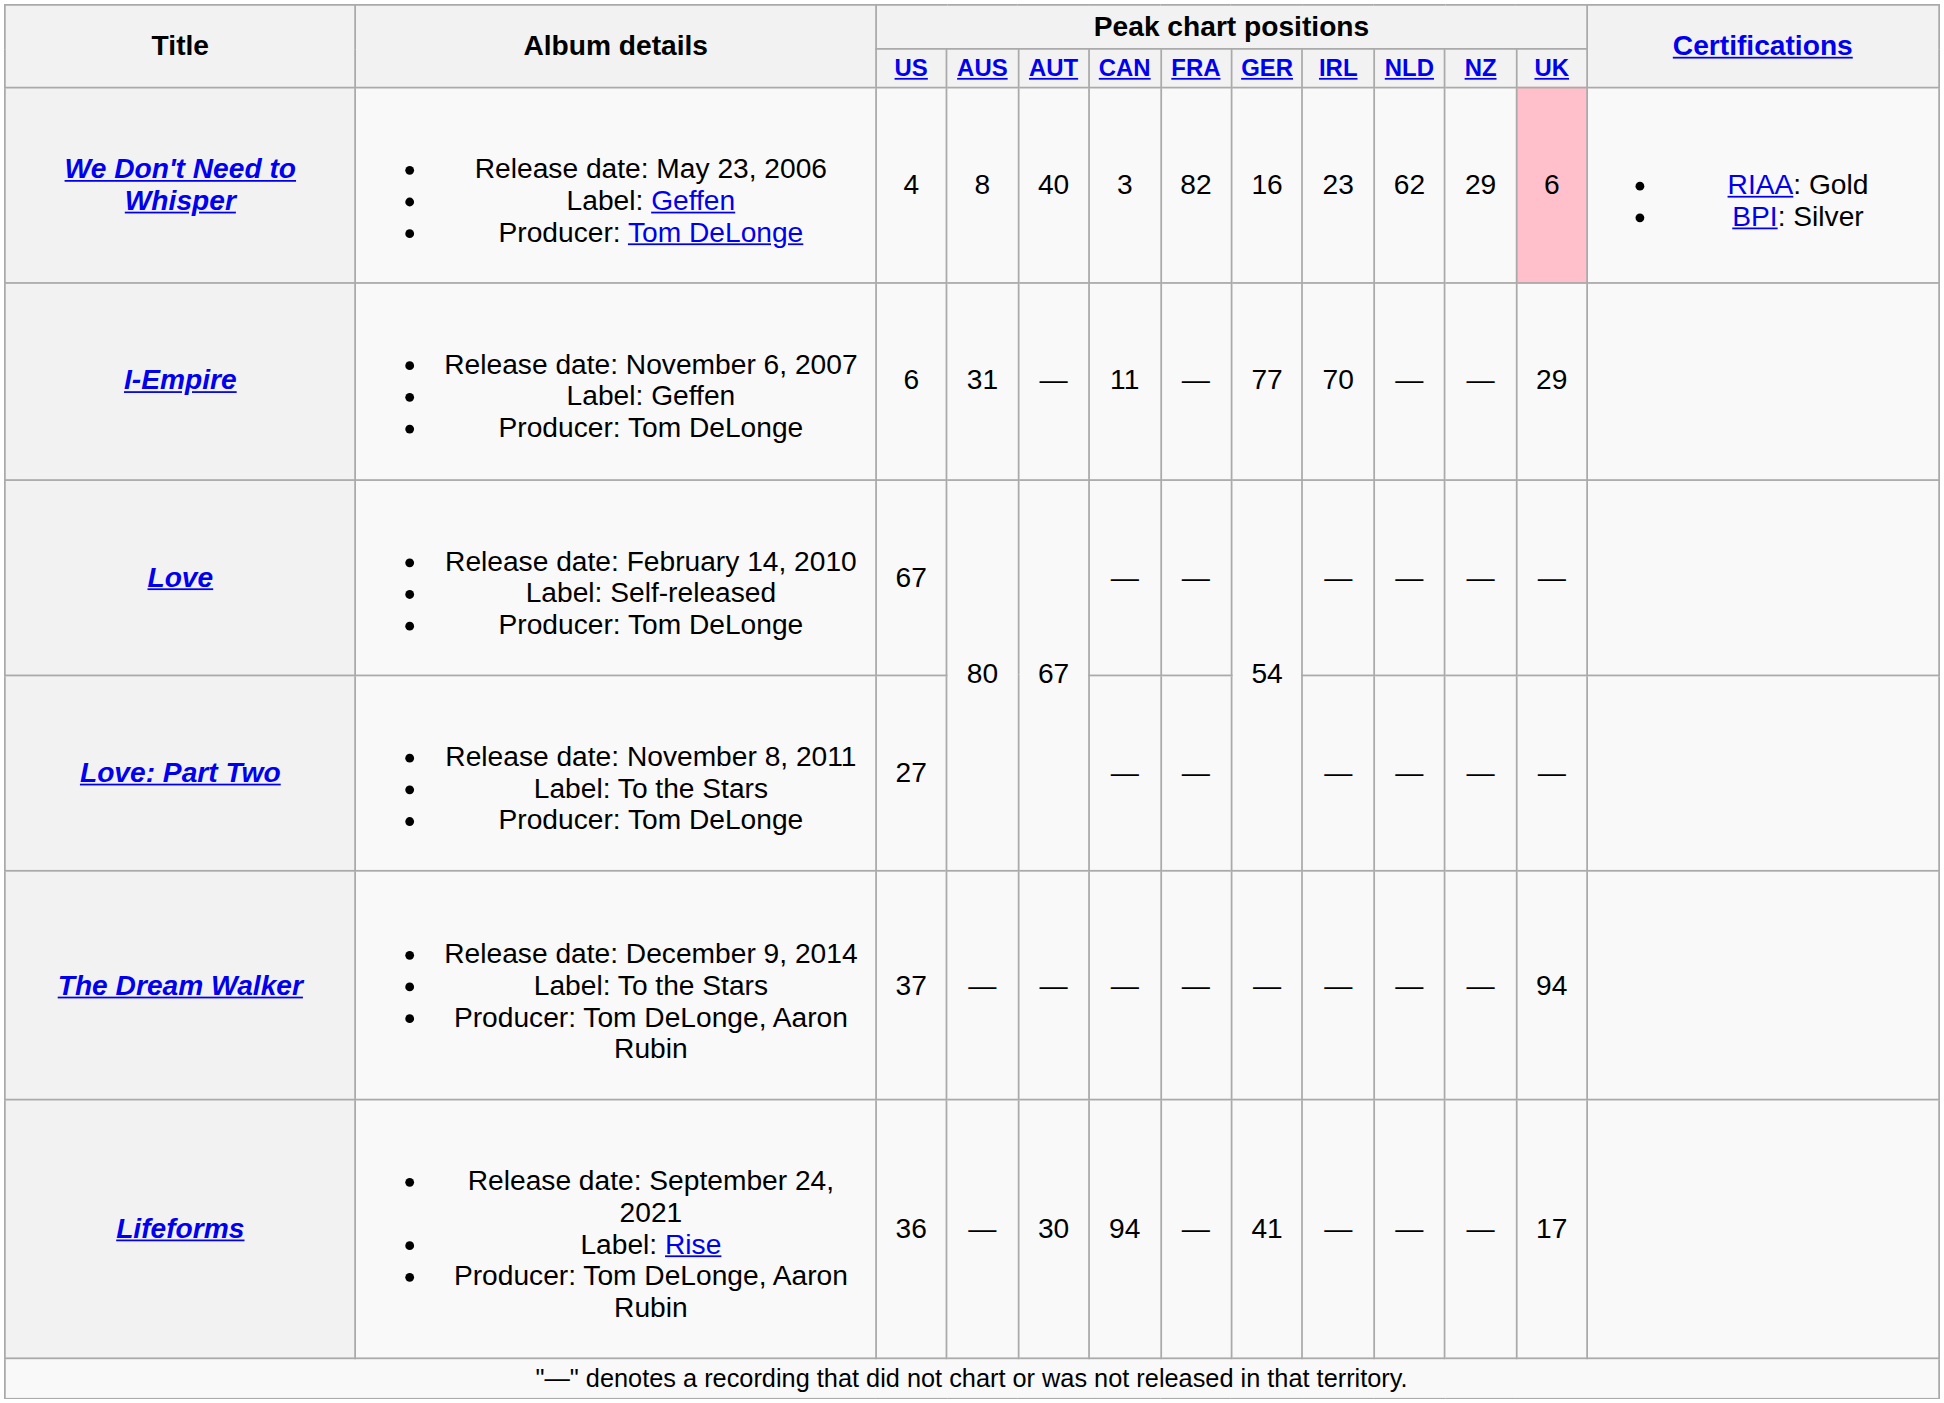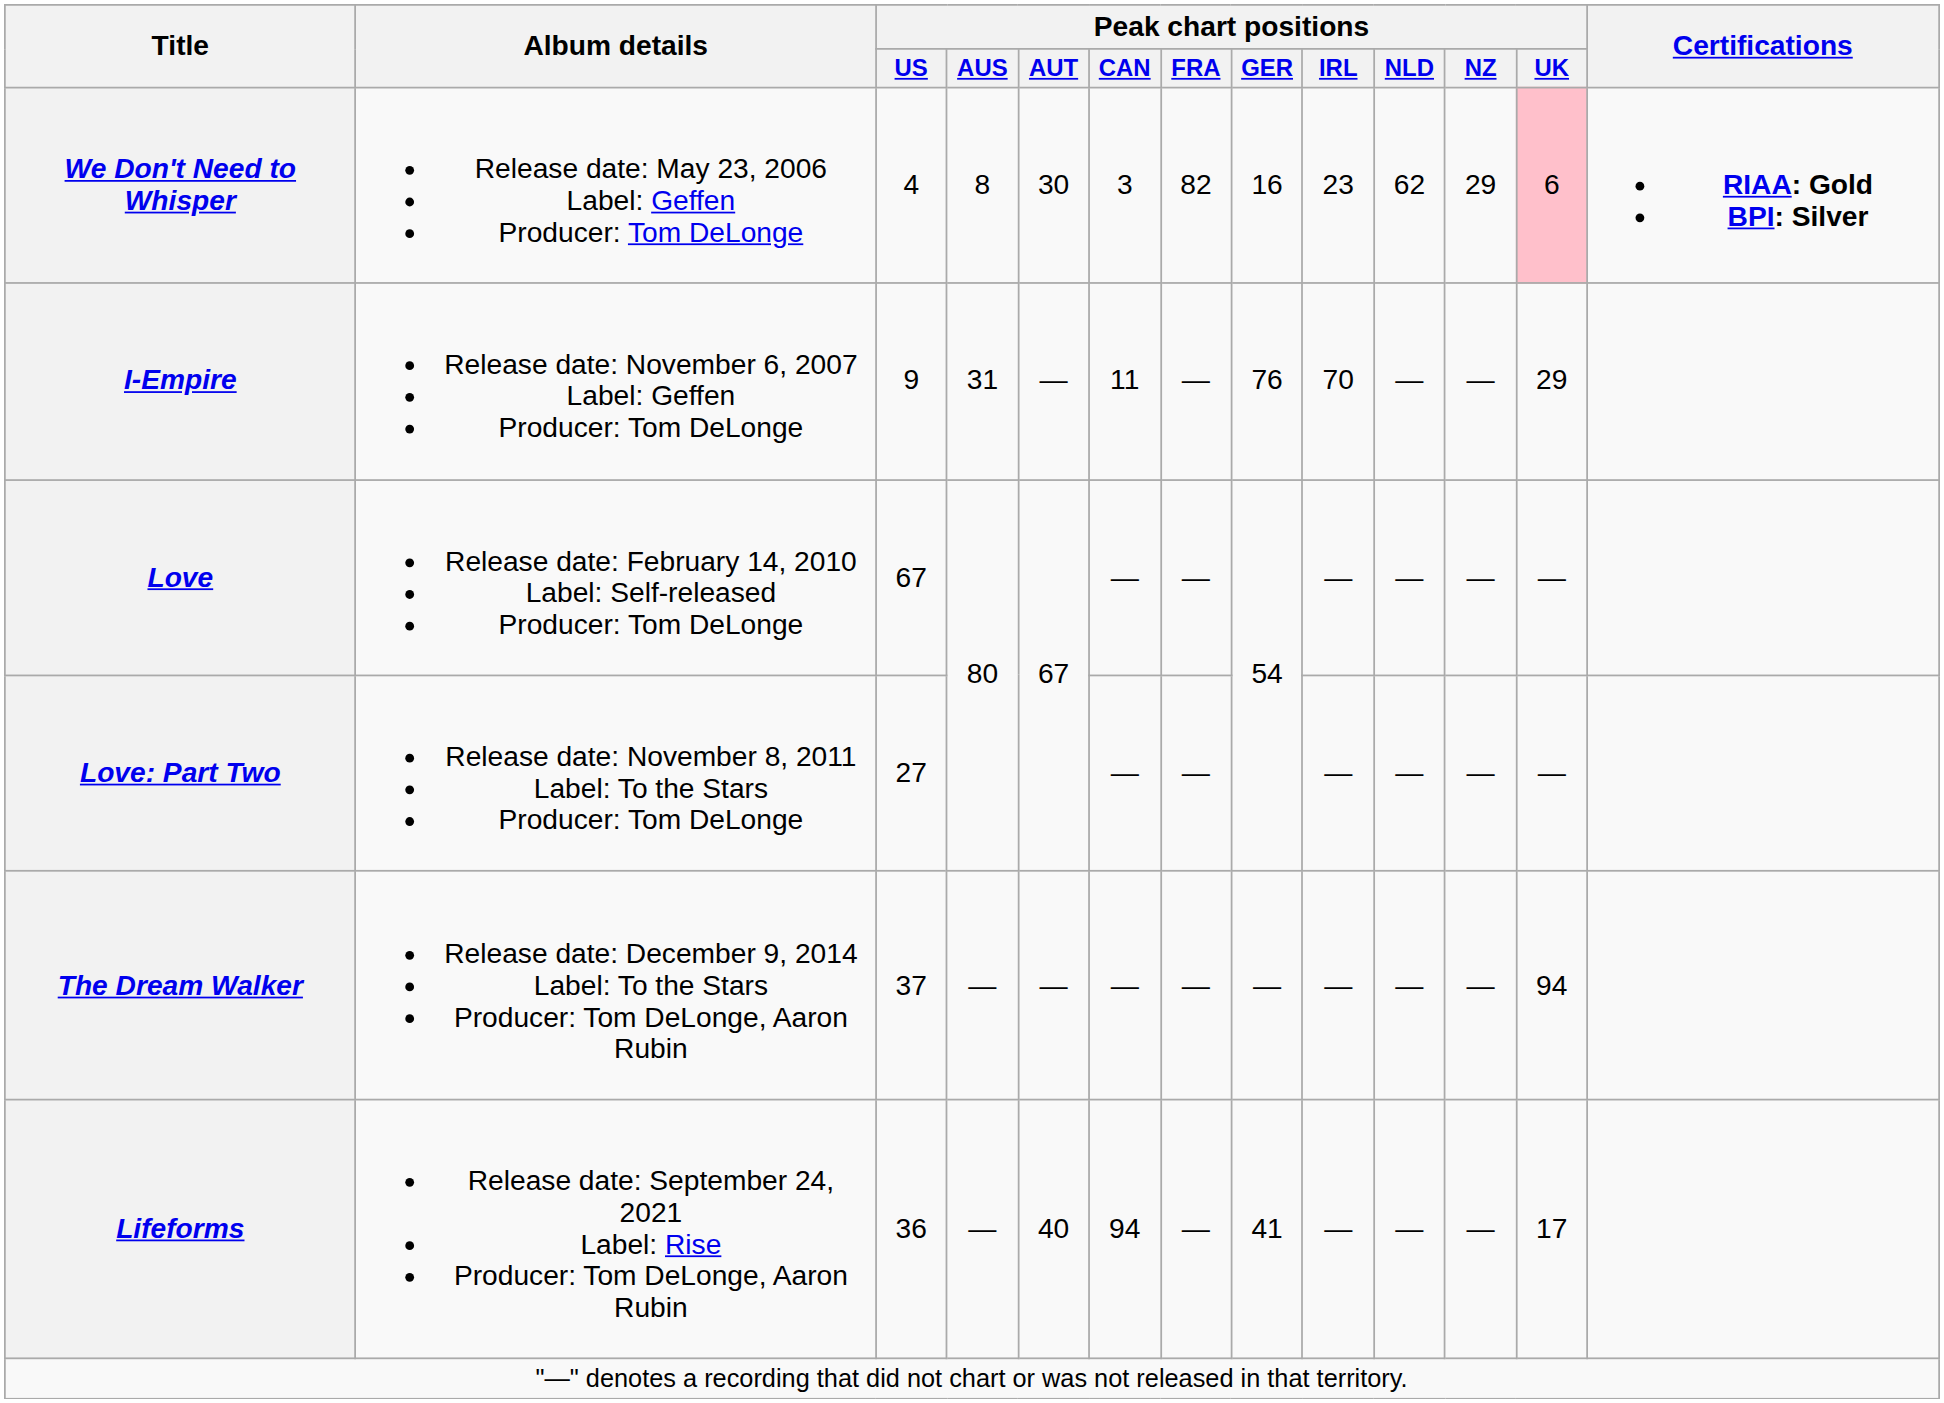(1054, 184) 40 -> (1054, 184) 30
(1763, 201) normal -> (1763, 201) bold
(911, 380) 6 -> (911, 380) 9
(1267, 380) 77 -> (1267, 380) 76
(1054, 1228) 30 -> (1054, 1228) 40
